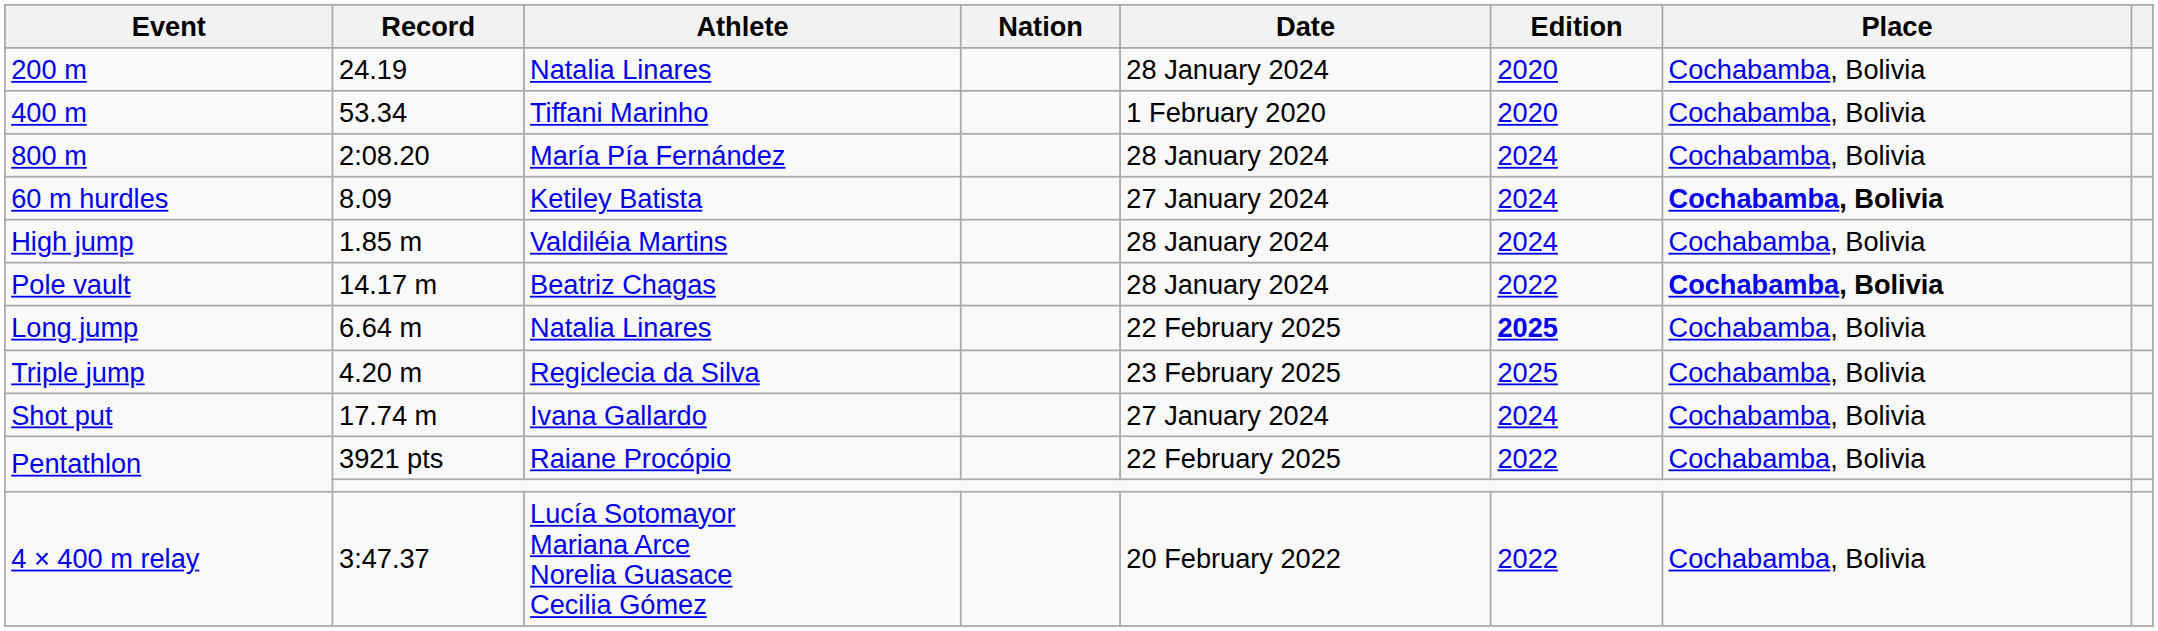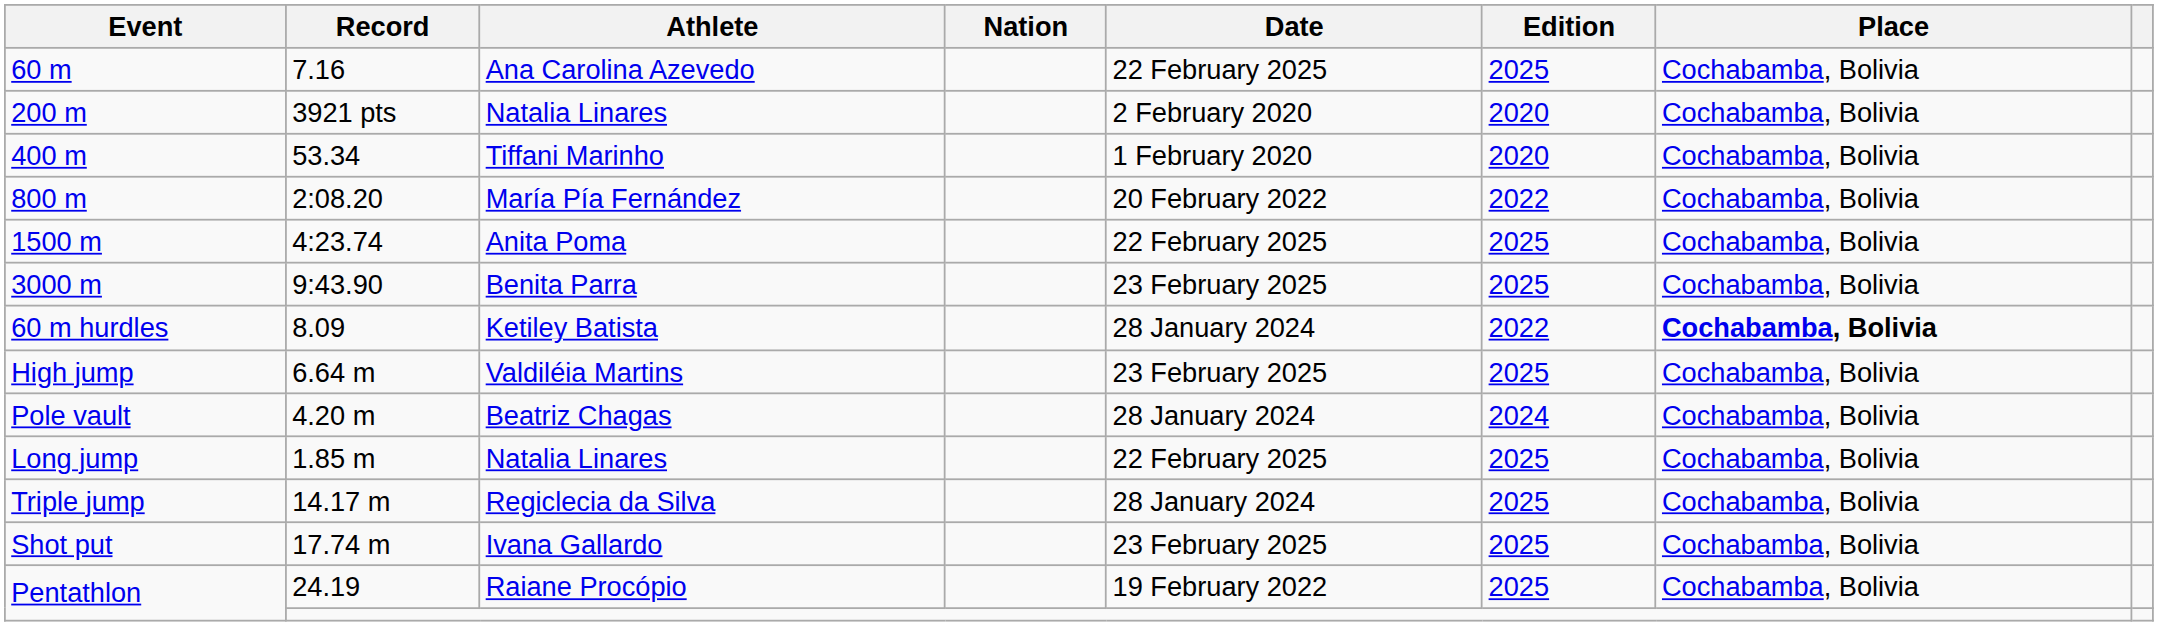+ row: (41, 70)
(373, 70) 24.19 -> (344, 113) 3921 pts
(1228, 70) 28 January 2024 -> (1212, 113) 2 February 2020
(1228, 156) 28 January 2024 -> (1220, 199) 20 February 2022
(1528, 156) 2024 -> (1519, 199) 2022
+ row: (57, 242)
+ row: (57, 285)
(1228, 199) 27 January 2024 -> (1214, 328) 28 January 2024
(1528, 199) 2024 -> (1519, 328) 2022
(381, 242) 1.85 m -> (334, 371) 6.64 m
(1228, 242) 28 January 2024 -> (1220, 371) 23 February 2025
(1528, 242) 2024 -> (1519, 371) 2025
(388, 285) 14.17 m -> (334, 414) 4.20 m
(1528, 285) 2022 -> (1519, 414) 2024
(1806, 285) bold -> (1790, 414) normal
(381, 328) 6.64 m -> (334, 457) 1.85 m
(1528, 328) bold -> (1519, 457) normal
(381, 371) 4.20 m -> (341, 500) 14.17 m
(1234, 371) 23 February 2025 -> (1214, 500) 28 January 2024
(1228, 414) 27 January 2024 -> (1220, 543) 23 February 2025
(1528, 414) 2024 -> (1519, 543) 2025
(391, 457) 3921 pts -> (326, 587) 24.19
(1234, 457) 22 February 2025 -> (1220, 587) 19 February 2022
(1528, 457) 2022 -> (1519, 587) 2025
- row: (105, 559)
